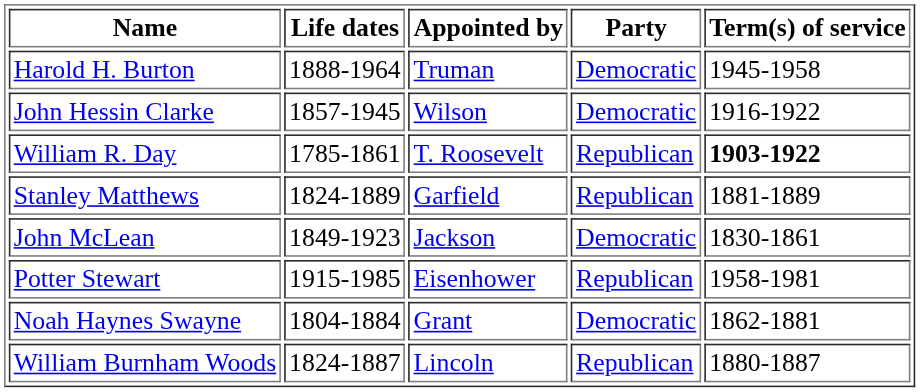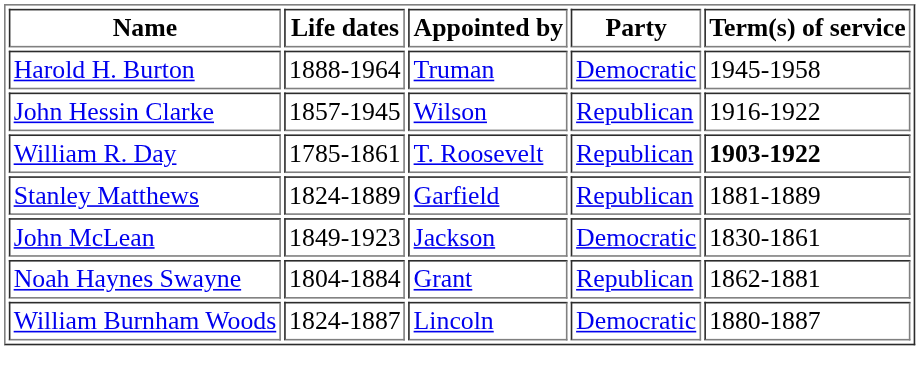(636, 111) Democratic -> (635, 111) Republican
- row: (87, 279)
(636, 320) Democratic -> (635, 279) Republican
(635, 362) Republican -> (636, 320) Democratic
